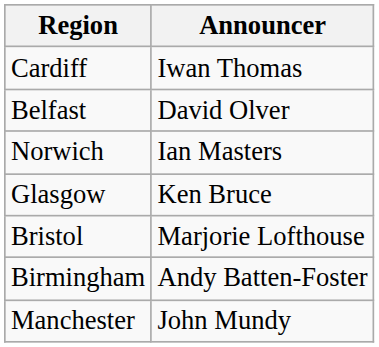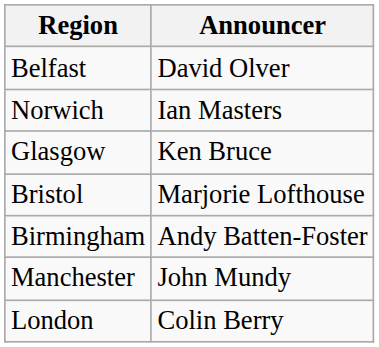- row: (49, 67)
+ row: (52, 320)
